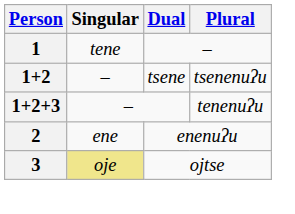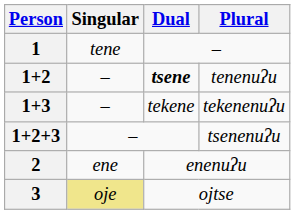(166, 77) normal -> (171, 77) bold
(230, 77) tsenenuʔu -> (244, 77) tenenuʔu
+ row: (36, 106)
(230, 106) tenenuʔu -> (244, 135) tsenenuʔu
